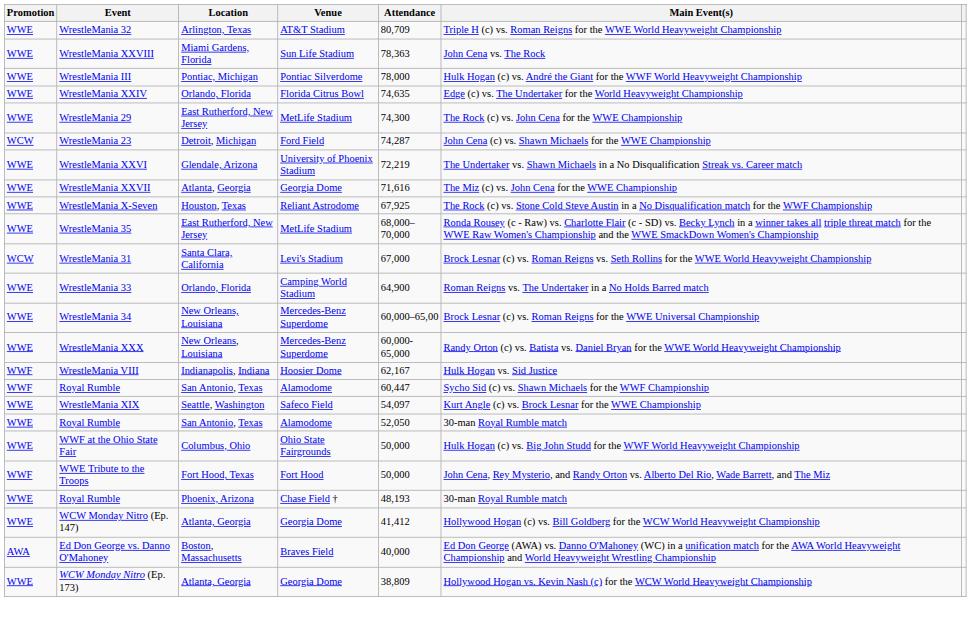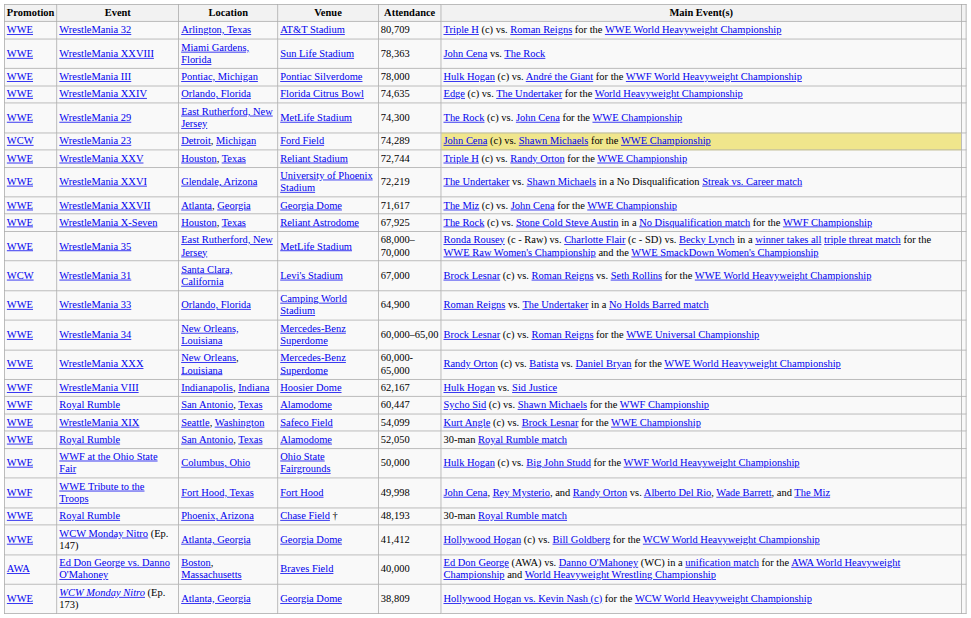(395, 141) 74,287 -> (395, 141) 74,289
(577, 141) no background -> (577, 141) khaki background
+ row: (101, 158)
(395, 187) 71,616 -> (395, 205) 71,617
(395, 404) 54,097 -> (395, 422) 54,099
(395, 475) 50,000 -> (395, 492) 49,998
